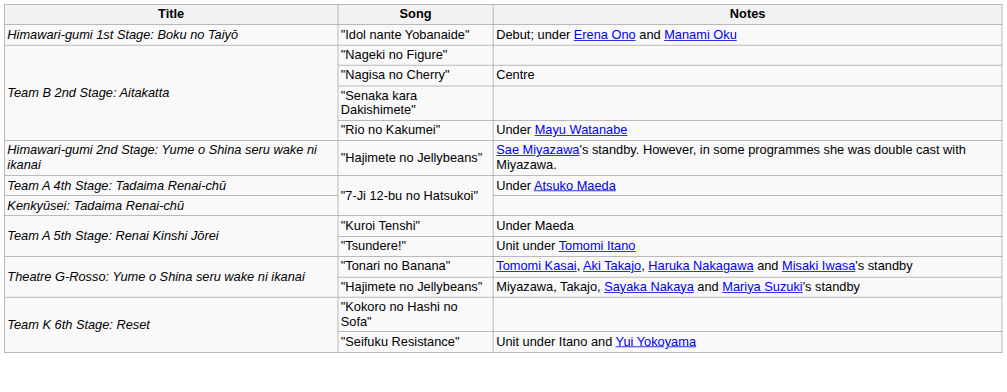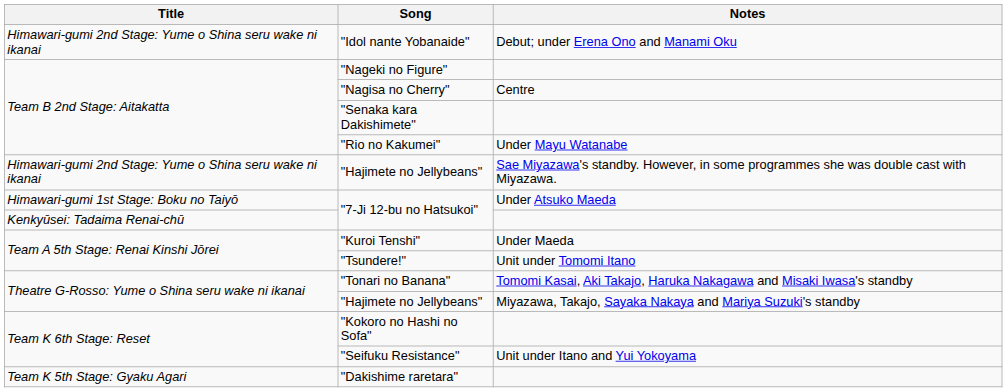(123, 34) Himawari-gumi 1st Stage: Boku no Taiyō -> (162, 42) Himawari-gumi 2nd Stage: Yume o Shina seru wake ni ikanai
(117, 185) Team A 4th Stage: Tadaima Renai-chū -> (123, 199) Himawari-gumi 1st Stage: Boku no Taiyō
+ row: (399, 376)
